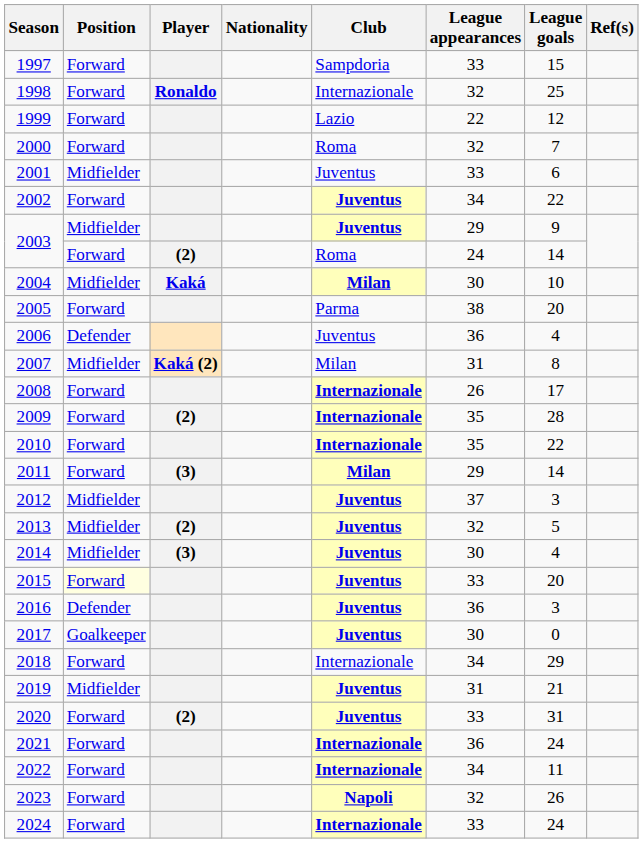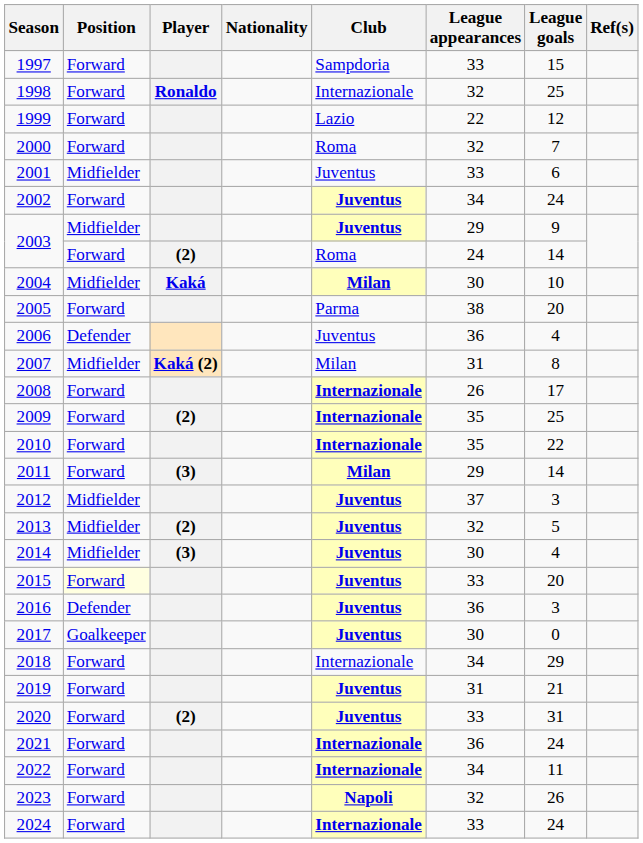(556, 200) 22 -> (556, 200) 24
(556, 417) 28 -> (556, 417) 25
(103, 688) Midfielder -> (96, 688) Forward
